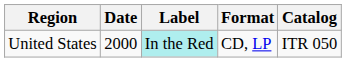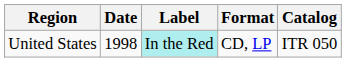(121, 43) 2000 -> (121, 43) 1998
